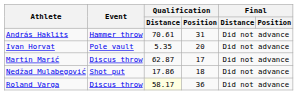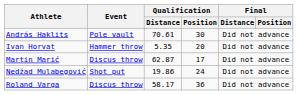(116, 34) Hammer throw -> (112, 34) Pole vault
(200, 34) 31 -> (200, 34) 30
(112, 47) Pole vault -> (116, 47) Hammer throw
(163, 71) 17.86 -> (163, 71) 19.86
(200, 71) 18 -> (200, 71) 24
(163, 84) lightyellow background -> (163, 84) no background
